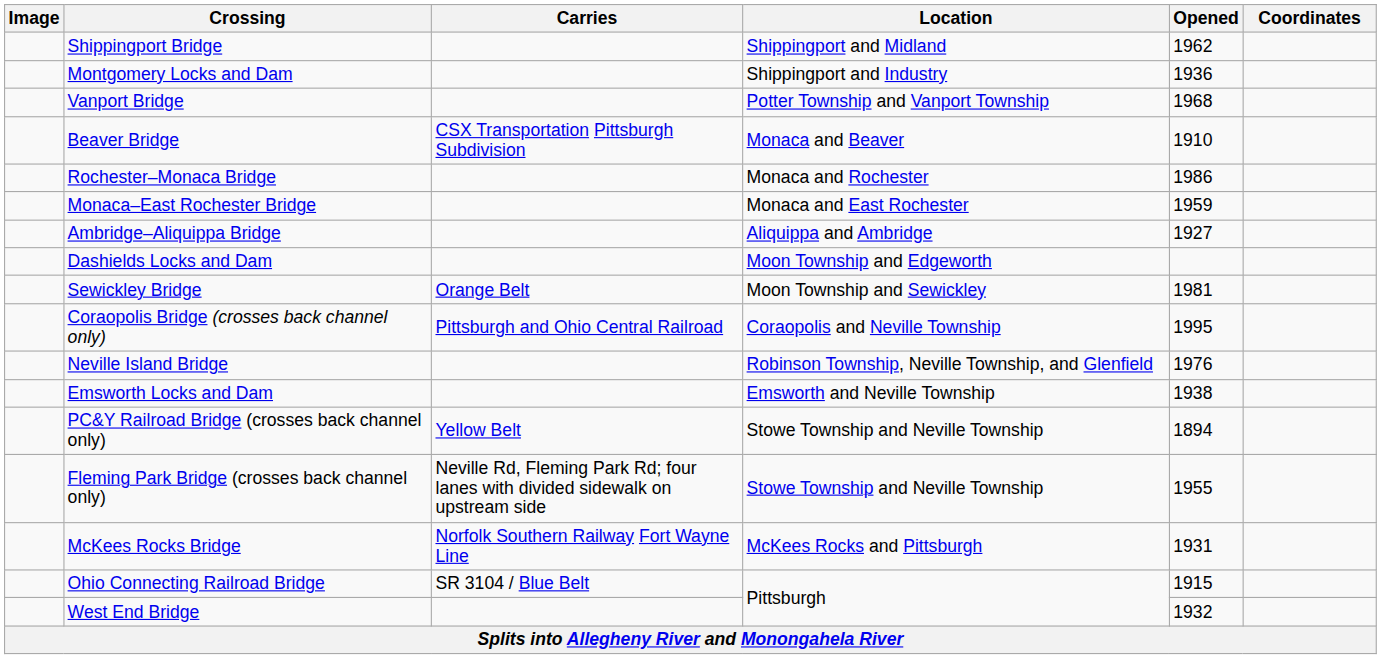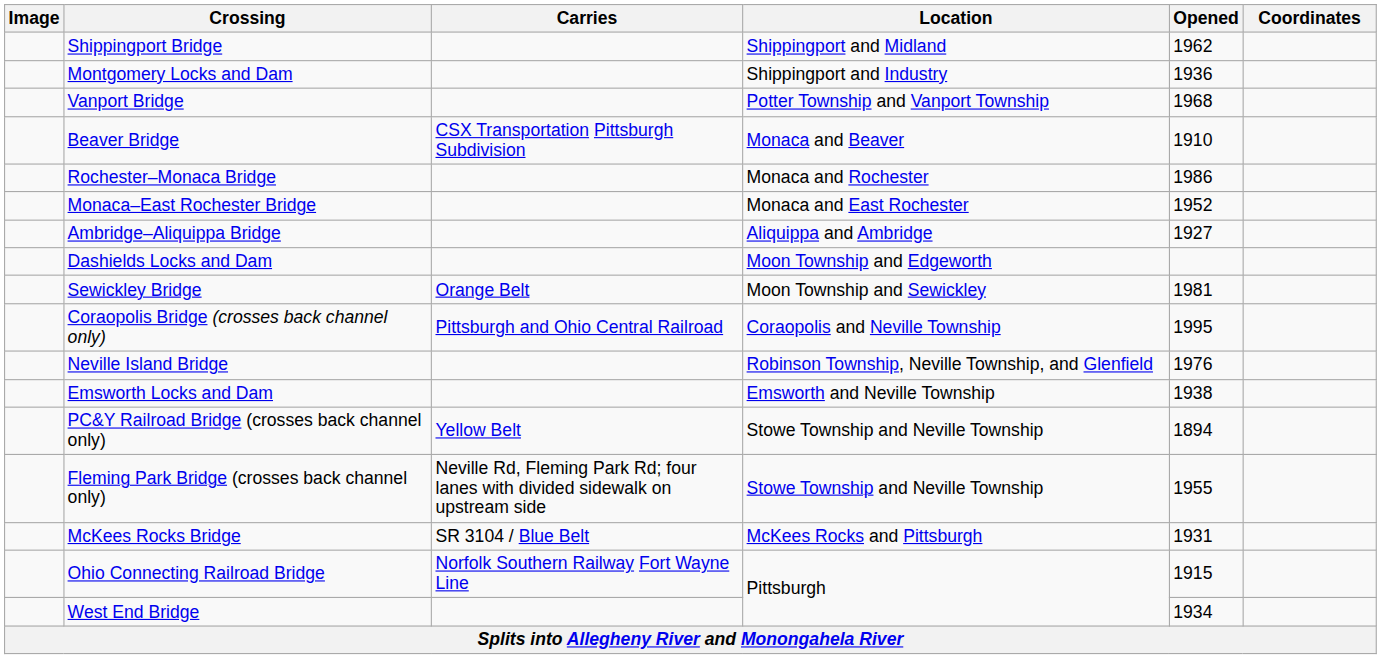(1193, 205) 1959 -> (1193, 205) 1952
(582, 546) Norfolk Southern Railway Fort Wayne Line -> (512, 536) SR 3104 / Blue Belt
(512, 583) SR 3104 / Blue Belt -> (582, 573) Norfolk Southern Railway Fort Wayne Line
(1193, 611) 1932 -> (1193, 611) 1934
